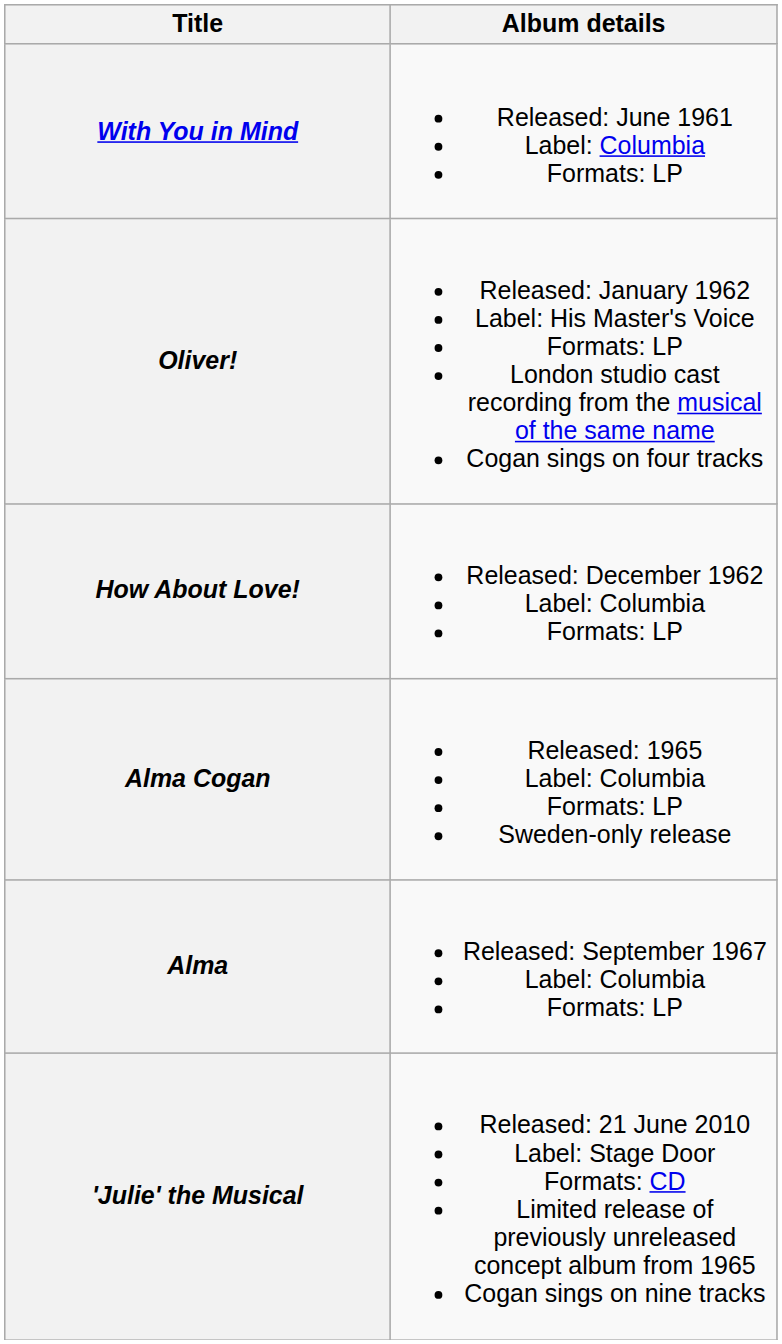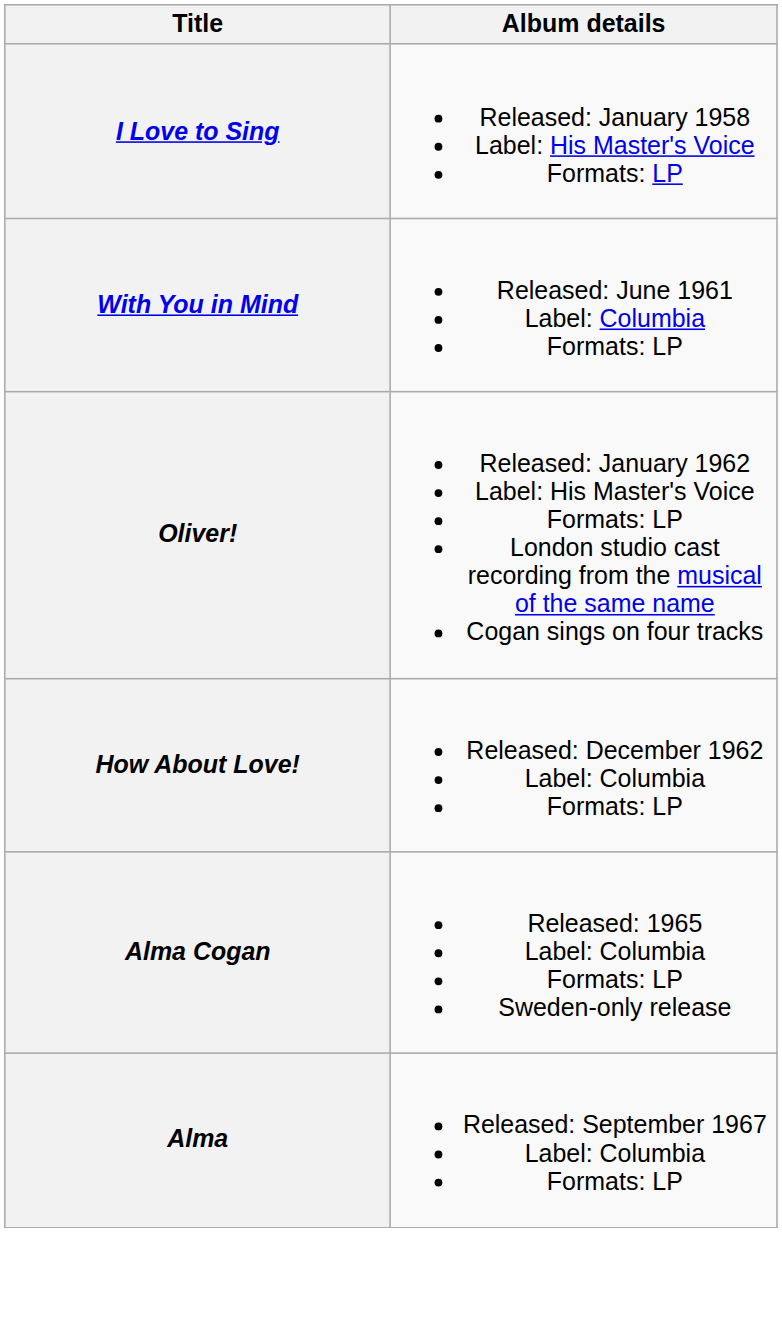+ row: (198, 130)
- row: (198, 1196)
